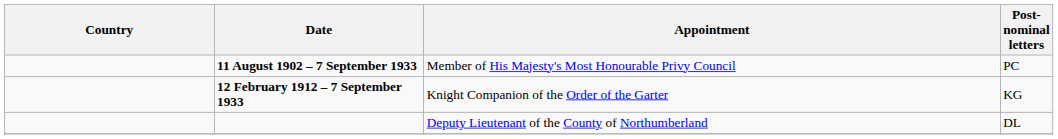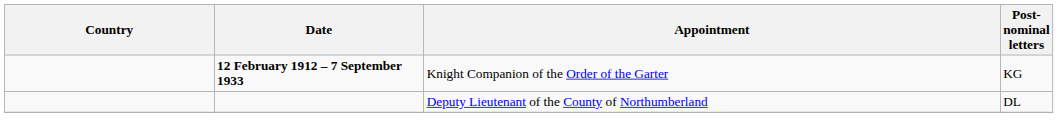- row: (317, 65)
